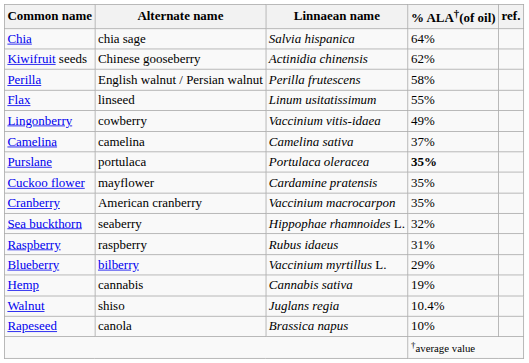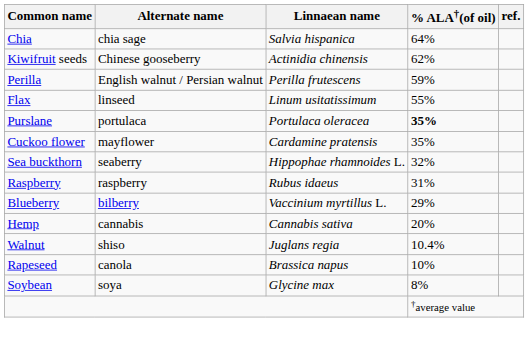(423, 79) 58% -> (423, 79) 59%
- row: (40, 121)
- row: (32, 141)
- row: (34, 203)
(423, 285) 19% -> (423, 223) 20%
+ row: (30, 285)
